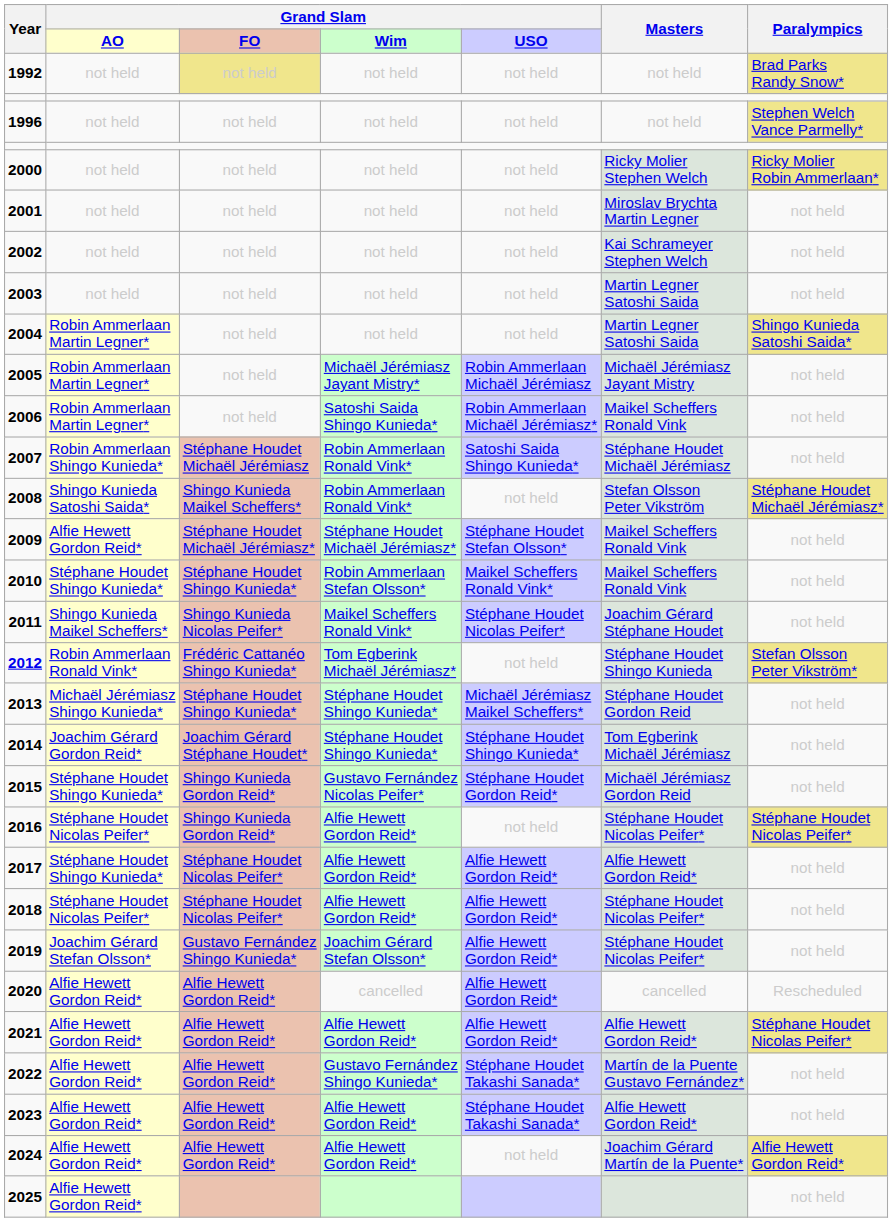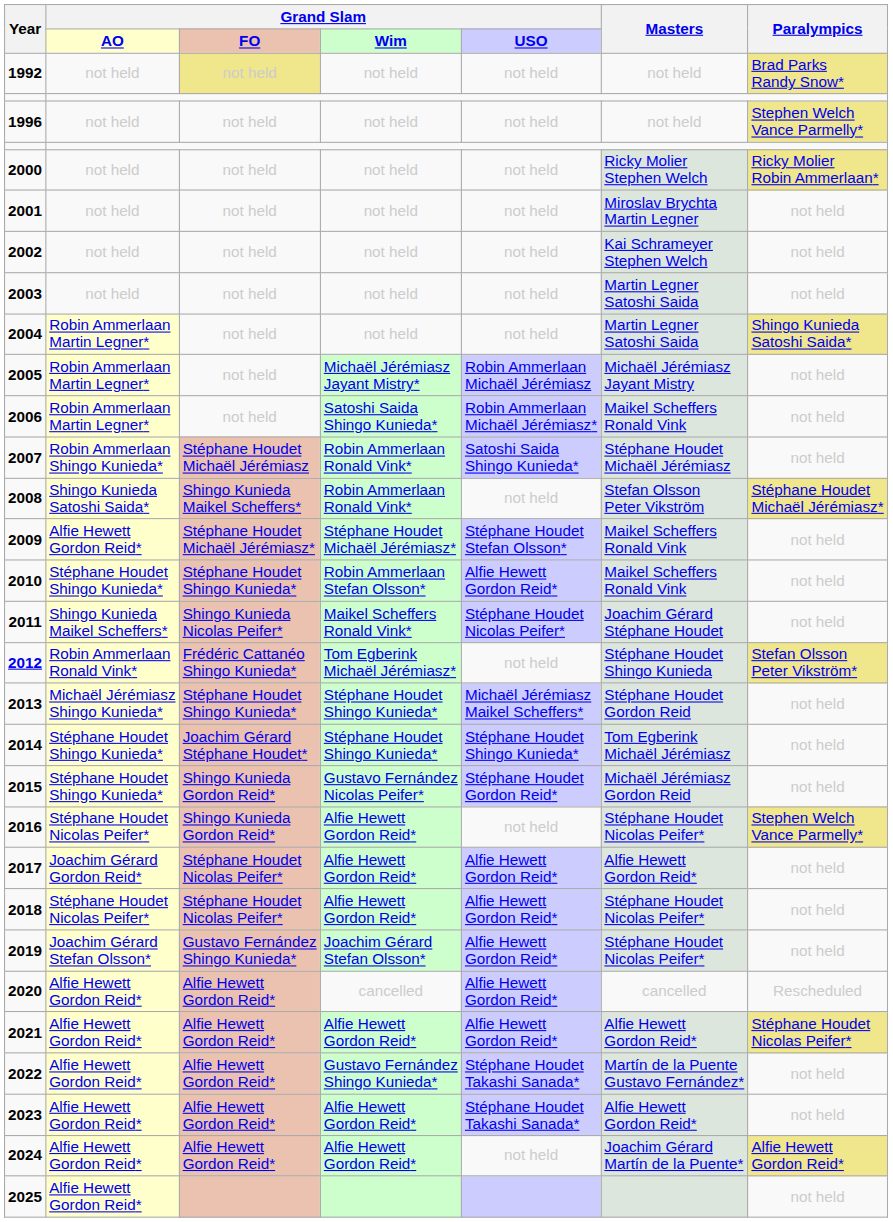(521, 581) Maikel Scheffers Ronald Vink* -> (511, 581) Alfie Hewett Gordon Reid*
(103, 745) Joachim Gérard Gordon Reid* -> (109, 745) Stéphane Houdet Shingo Kunieda*
(811, 827) Stéphane Houdet Nicolas Peifer* -> (807, 827) Stephen Welch Vance Parmelly*
(109, 868) Stéphane Houdet Shingo Kunieda* -> (103, 868) Joachim Gérard Gordon Reid*
